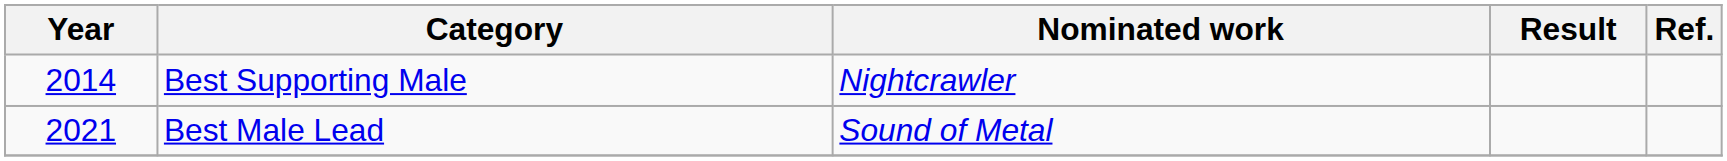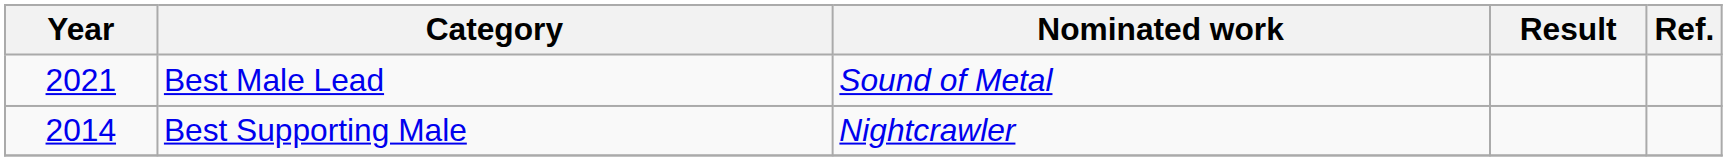rows swapped: (315, 79) <-> (274, 130)
